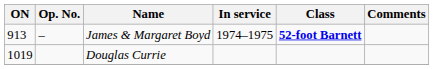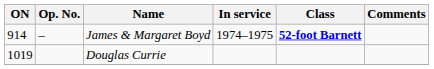(17, 34) 913 -> (17, 34) 914
